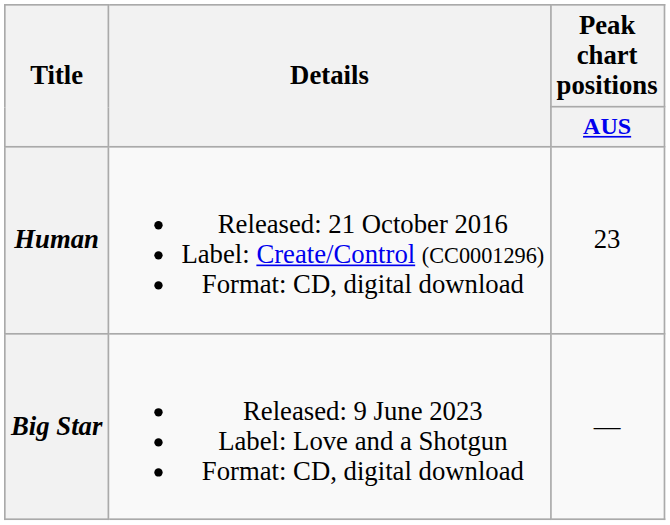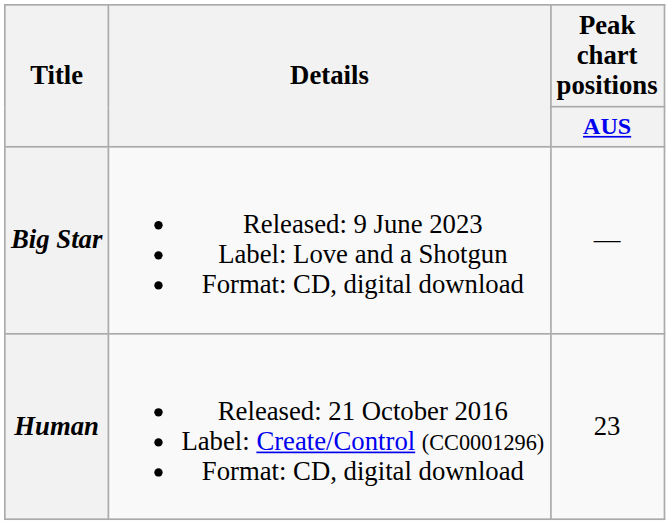rows swapped: (57, 239) <-> (57, 425)
